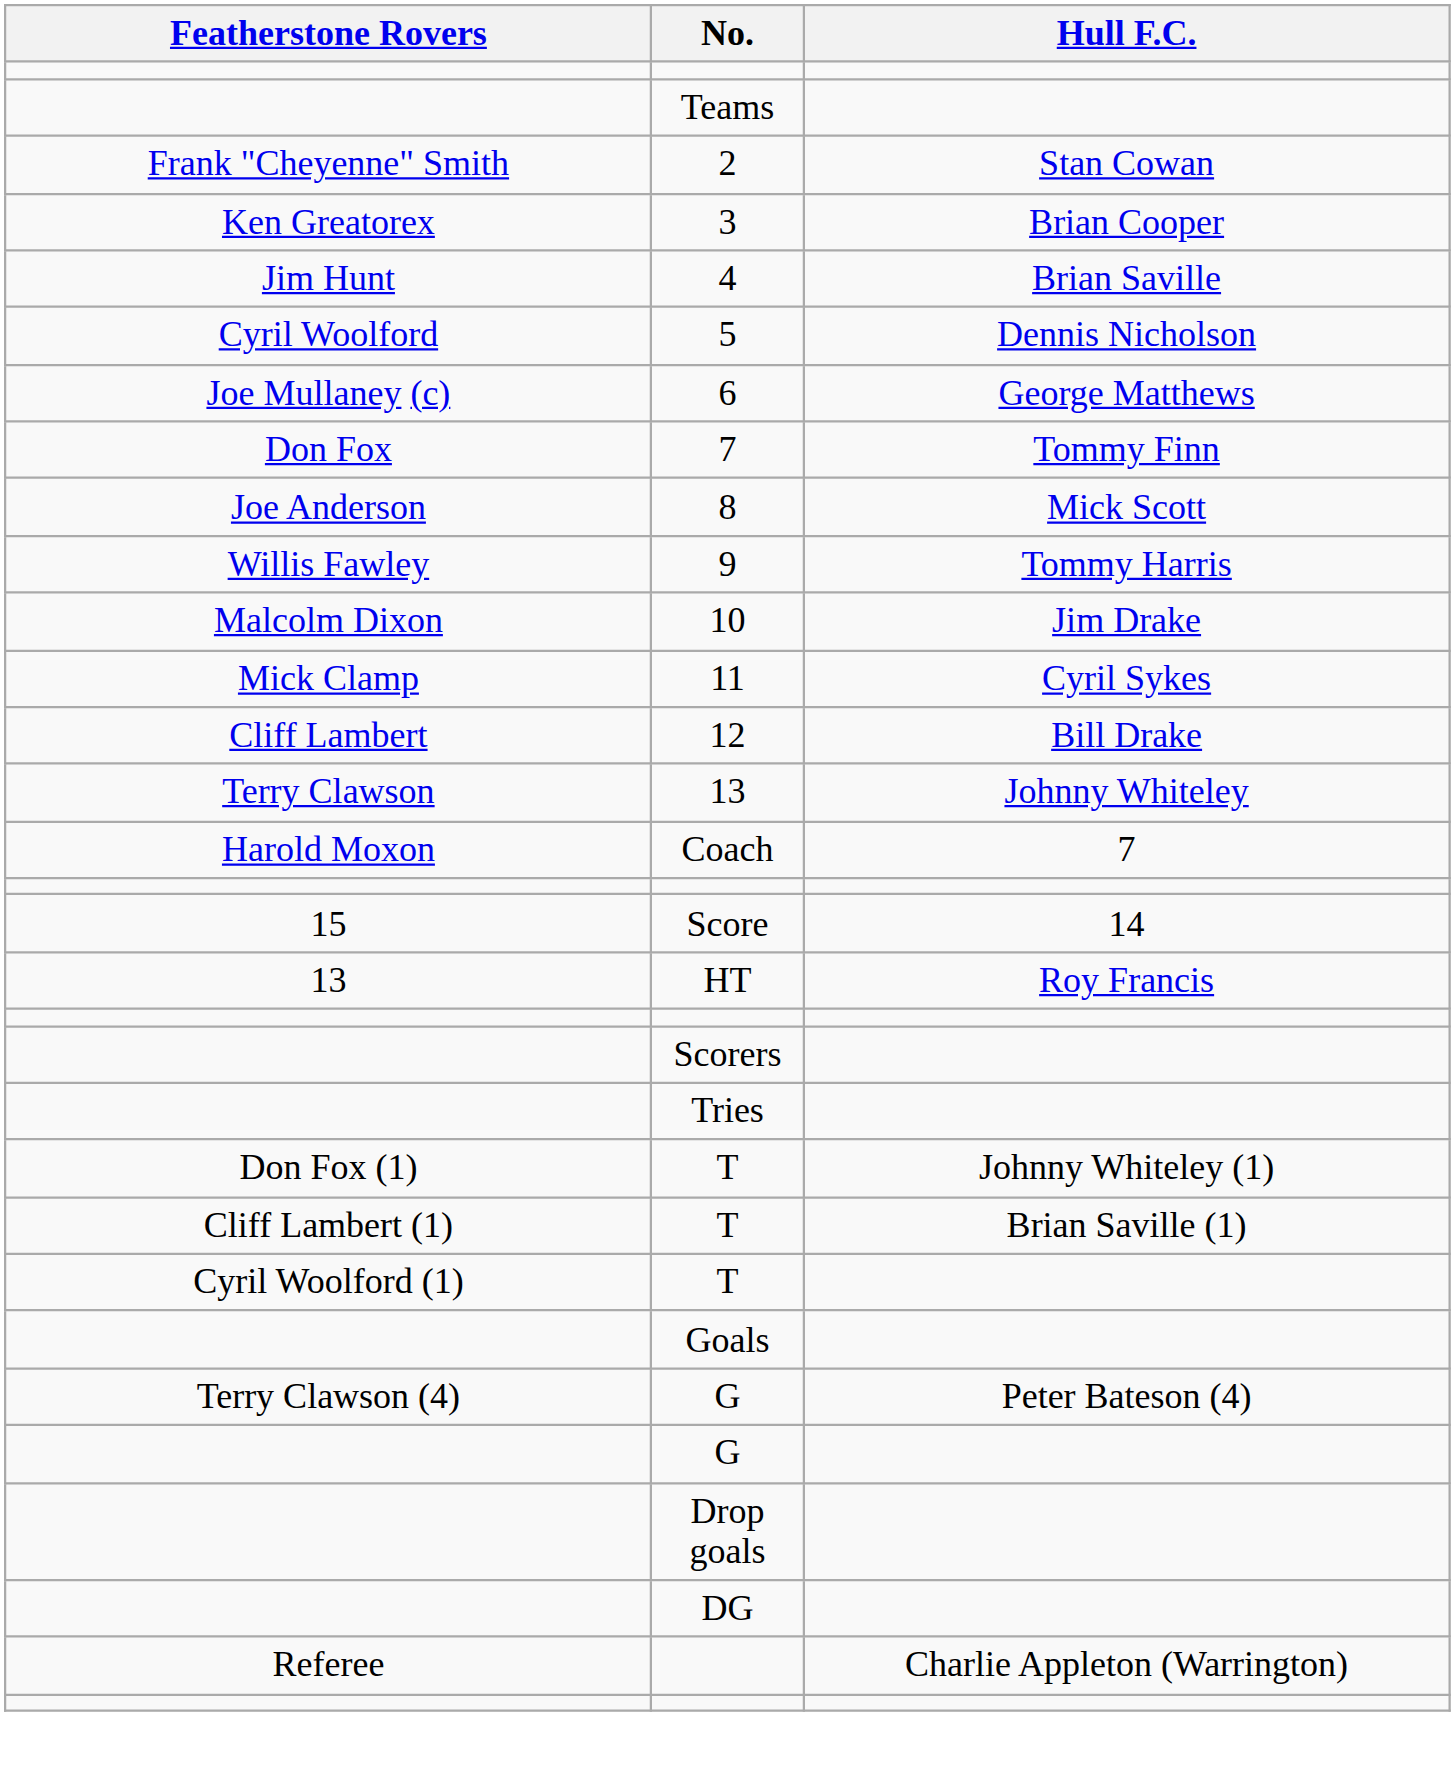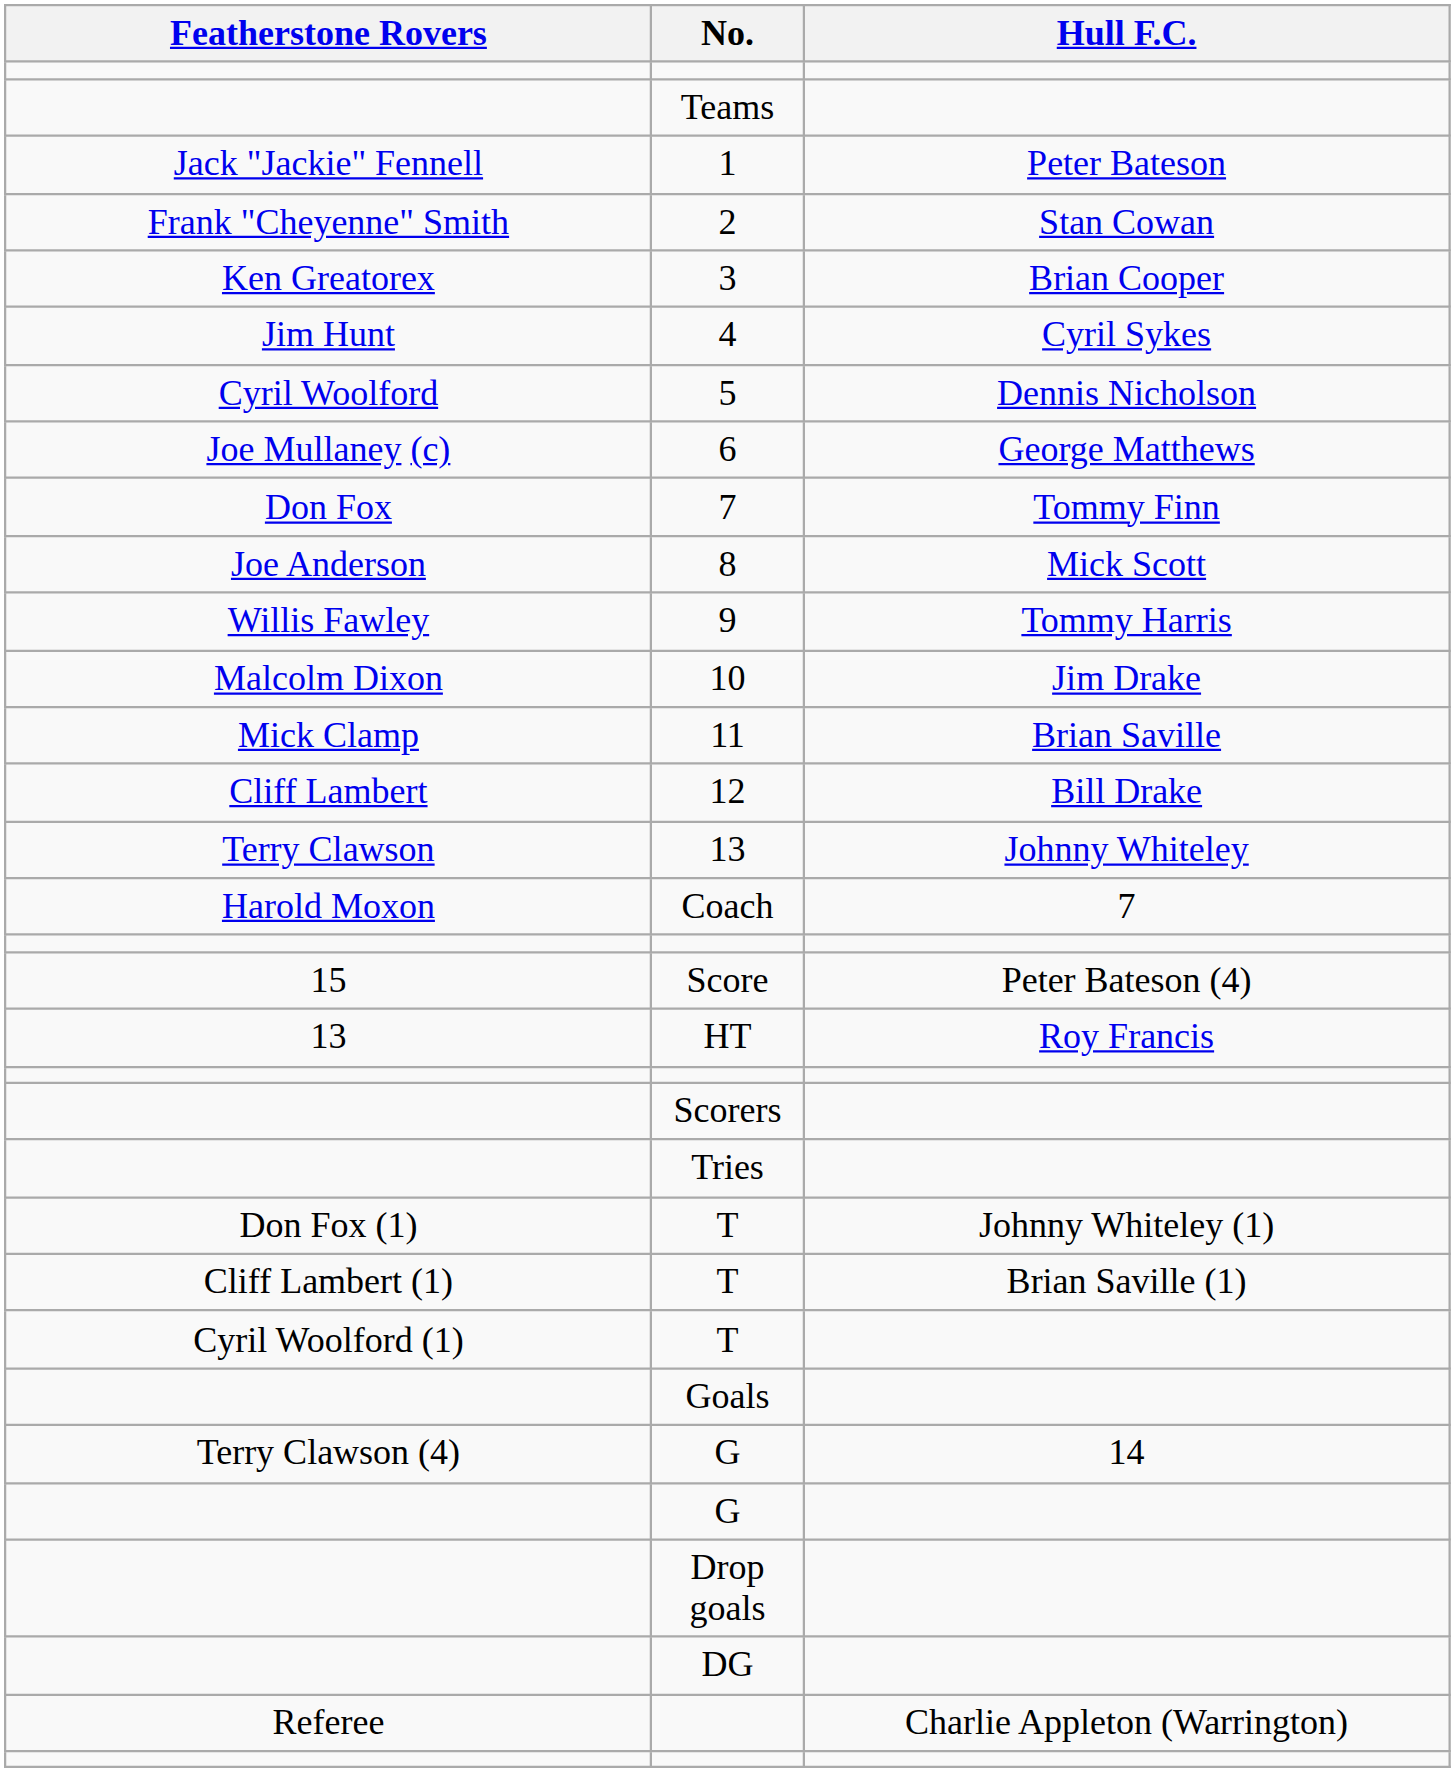+ row: (328, 163)
(1127, 278) Brian Saville -> (1127, 335) Cyril Sykes
(1127, 677) Cyril Sykes -> (1127, 734) Brian Saville
(1127, 922) 14 -> (1127, 979) Peter Bateson (4)
(1127, 1395) Peter Bateson (4) -> (1127, 1453) 14
